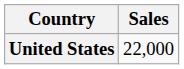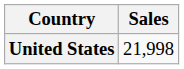(149, 48) 22,000 -> (149, 48) 21,998
